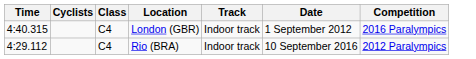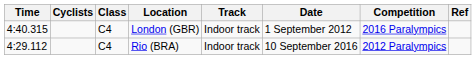+ column: (460, 12)
